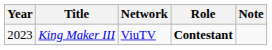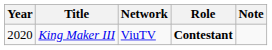(20, 34) 2023 -> (20, 34) 2020
